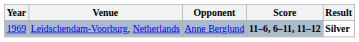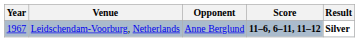(16, 29) 1969 -> (16, 29) 1967
